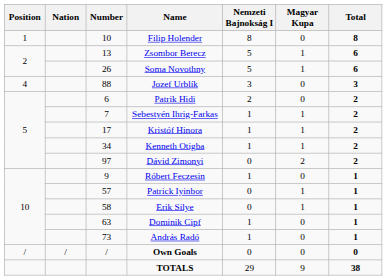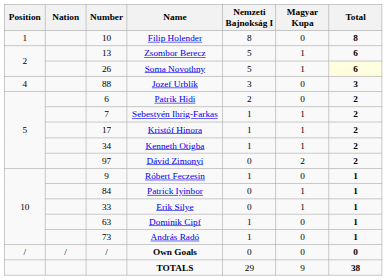(356, 69) no background -> (356, 69) lightyellow background
(107, 191) 57 -> (107, 191) 84
(107, 206) 58 -> (107, 206) 33
